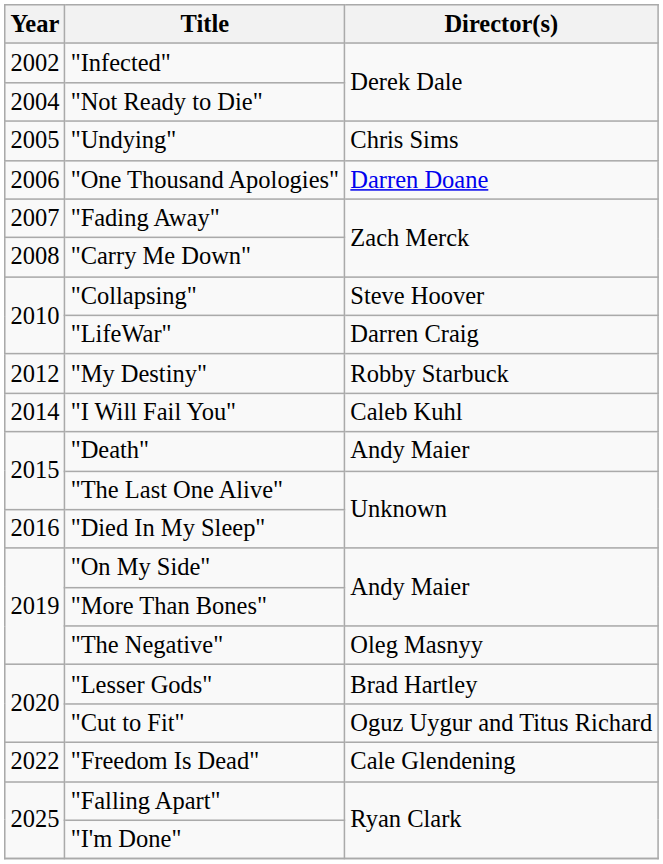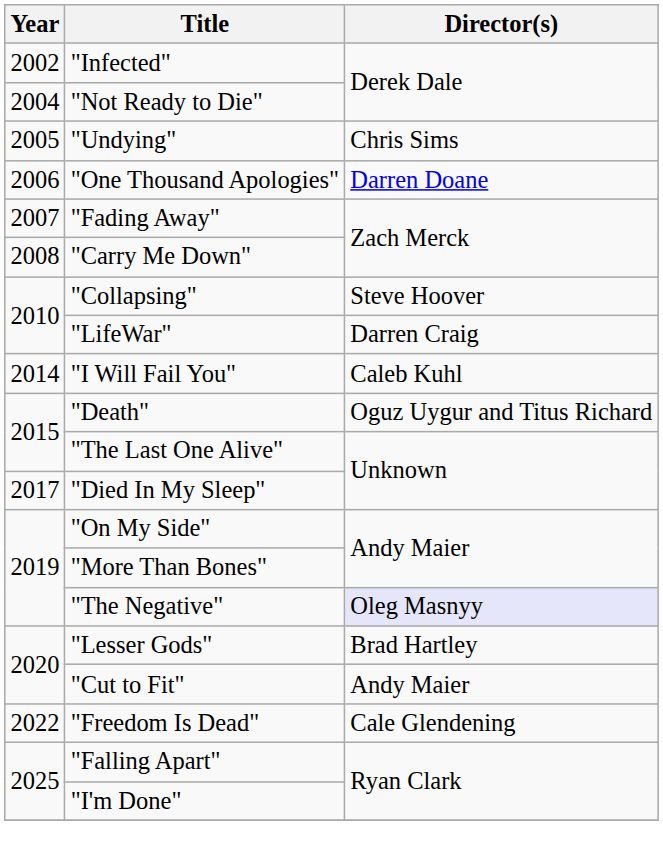- row: (139, 373)
(410, 450) Andy Maier -> (501, 412) Oguz Uygur and Titus Richard
(35, 528) 2016 -> (35, 489) 2017
(417, 645) no background -> (417, 606) lavender background
(501, 722) Oguz Uygur and Titus Richard -> (410, 683) Andy Maier
